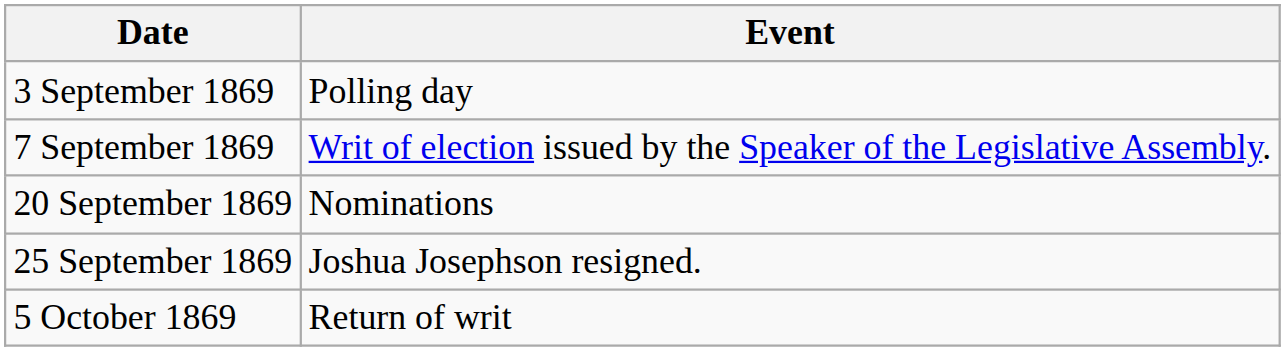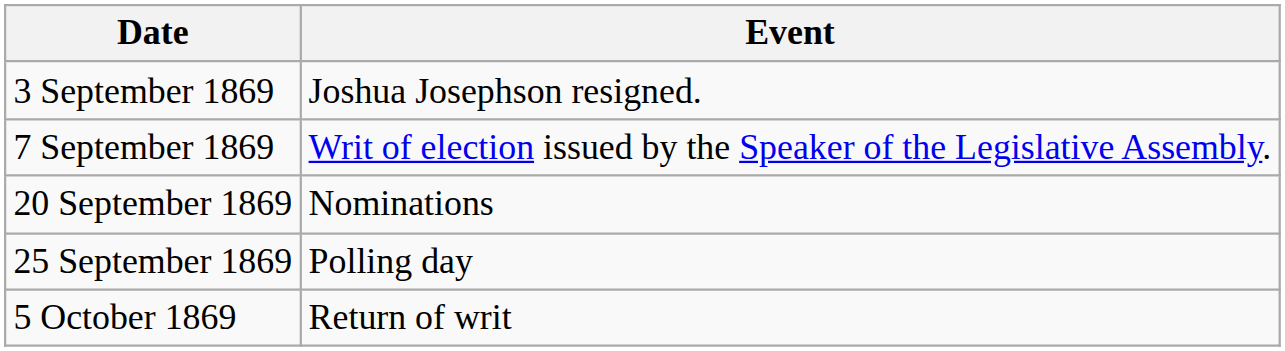(391, 89) Polling day -> (505, 89) Joshua Josephson resigned.
(505, 260) Joshua Josephson resigned. -> (391, 260) Polling day
